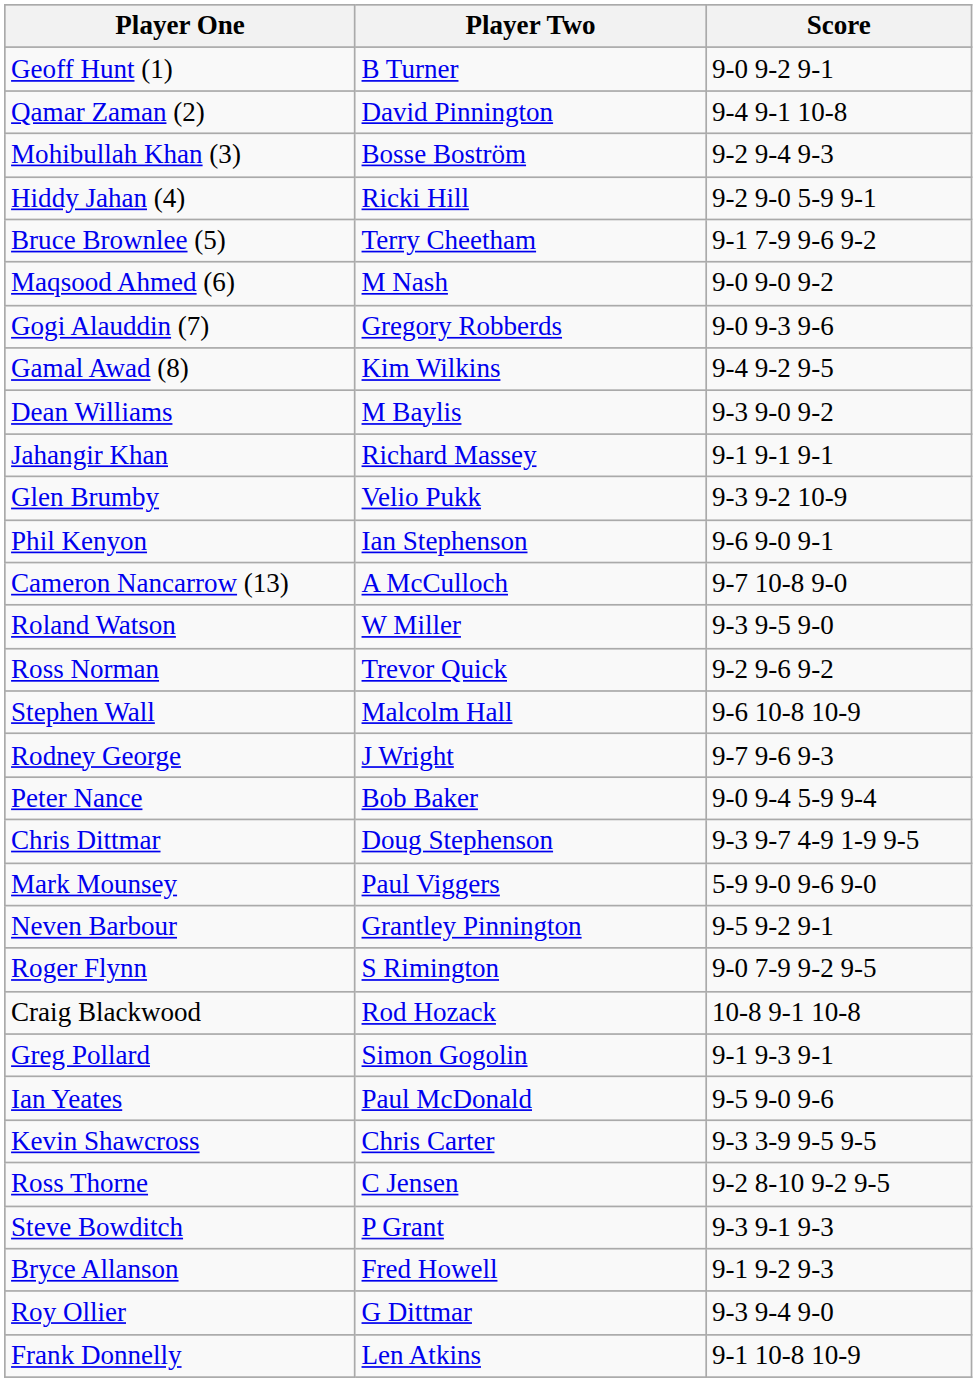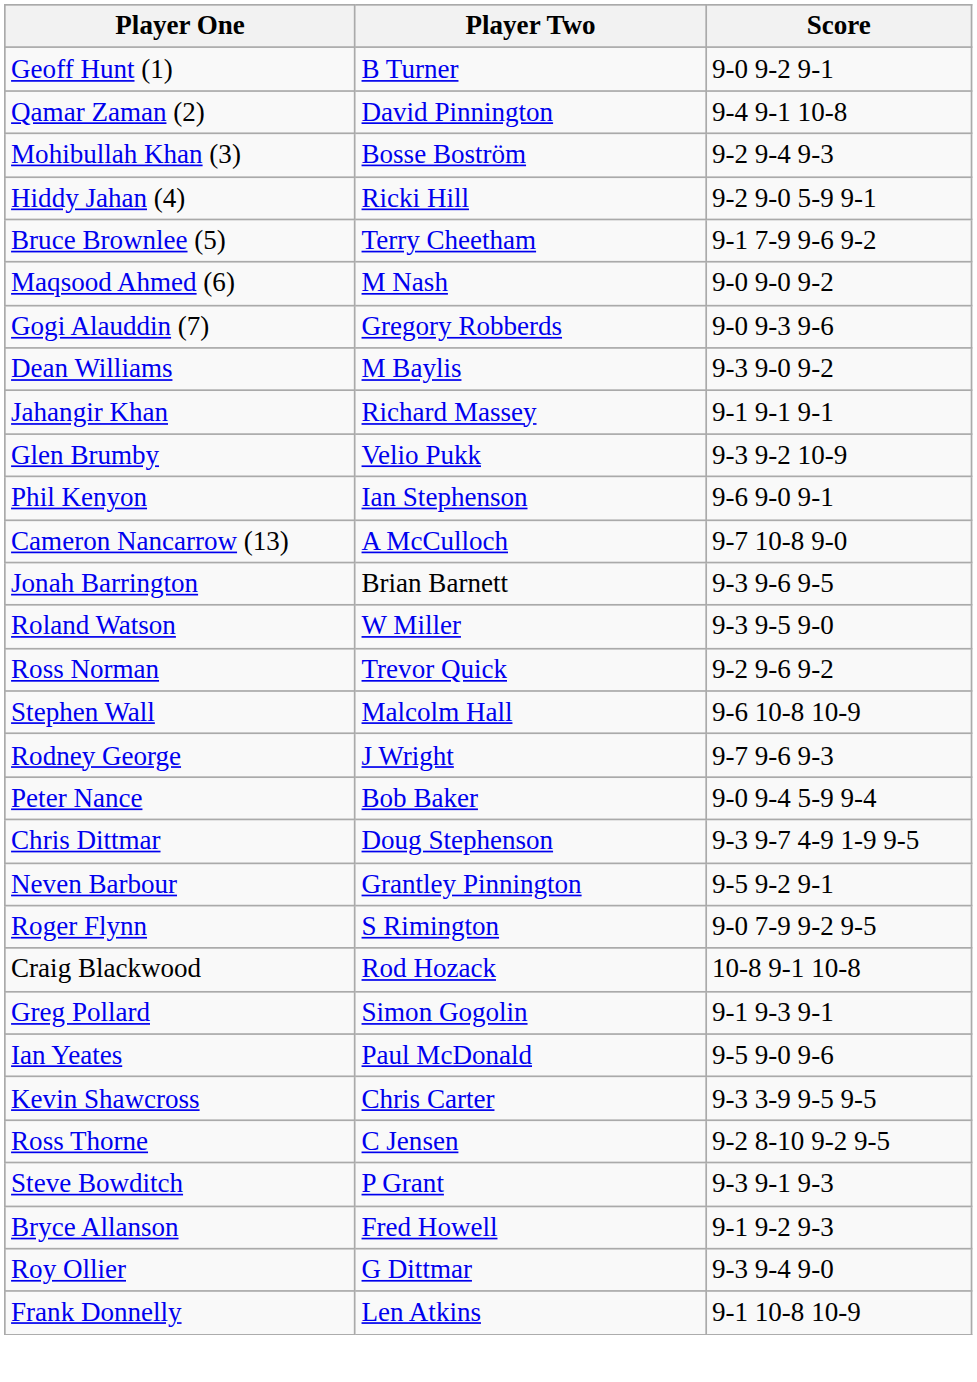- row: (100, 369)
+ row: (105, 583)
- row: (94, 883)
